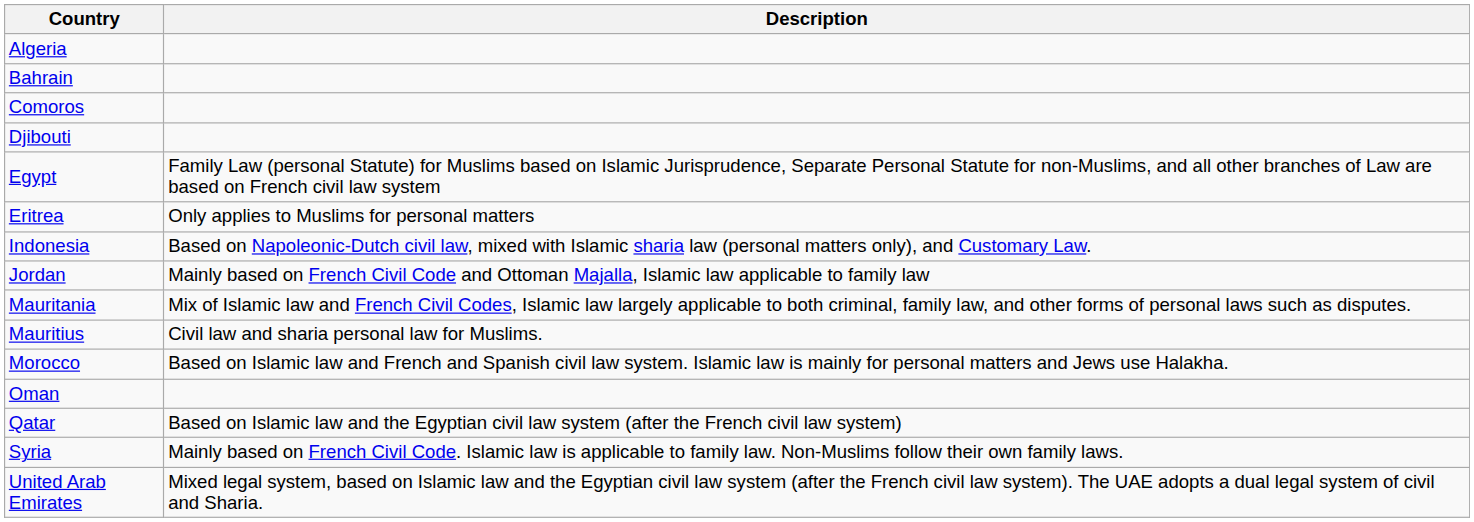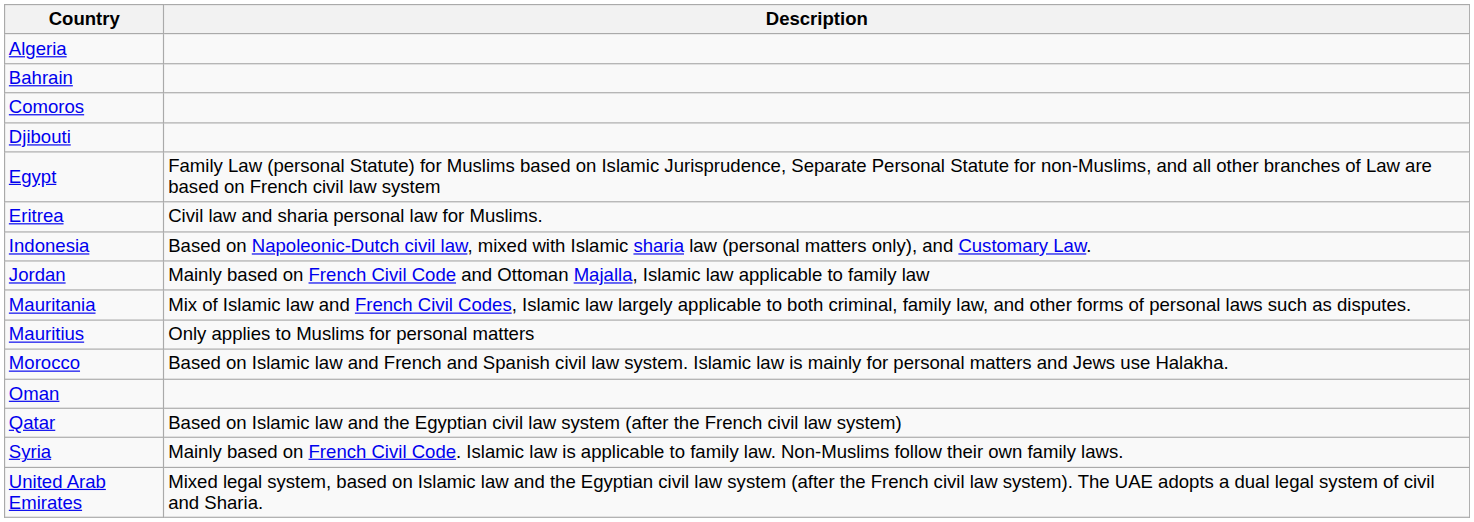(351, 216) Only applies to Muslims for personal matters -> (355, 216) Civil law and sharia personal law for Muslims.
(355, 334) Civil law and sharia personal law for Muslims. -> (351, 334) Only applies to Muslims for personal matters
